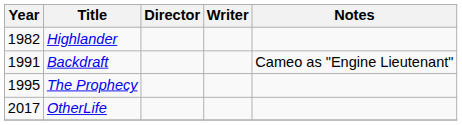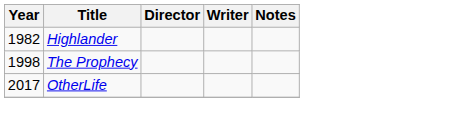- row: (78, 62)
(24, 85) 1995 -> (24, 62) 1998
